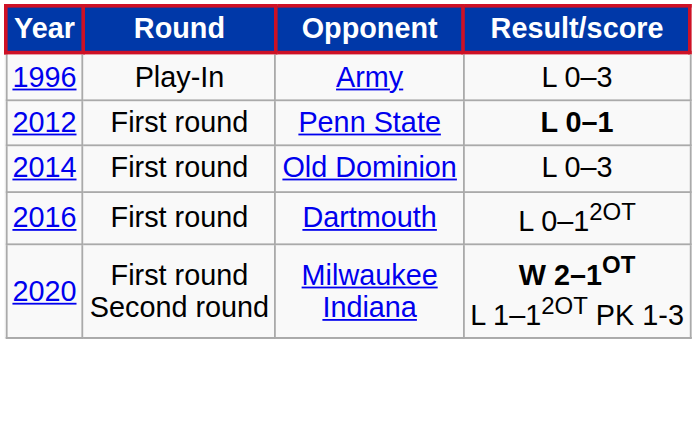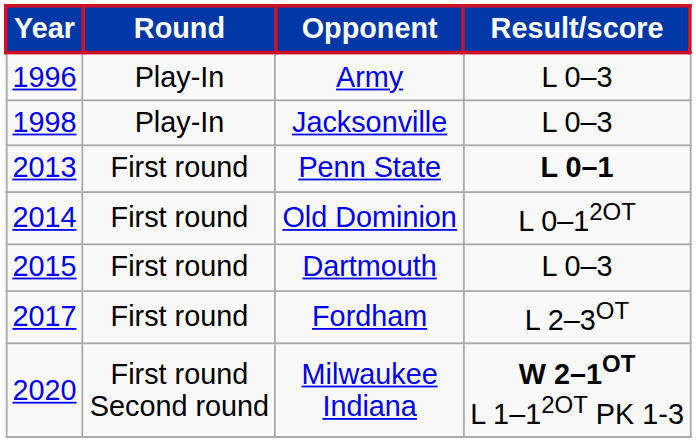+ row: (370, 122)
(44, 122) 2012 -> (44, 167) 2013
(577, 167) L 0–3 -> (577, 217) L 0–12OT
(44, 217) 2016 -> (44, 267) 2015
(577, 217) L 0–12OT -> (577, 267) L 0–3
+ row: (370, 316)
